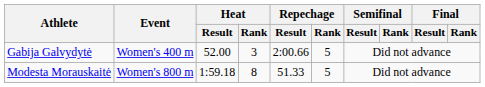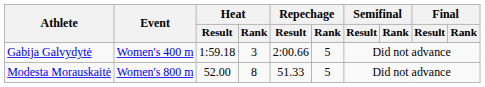(217, 53) 52.00 -> (217, 53) 1:59.18
(217, 72) 1:59.18 -> (217, 72) 52.00
